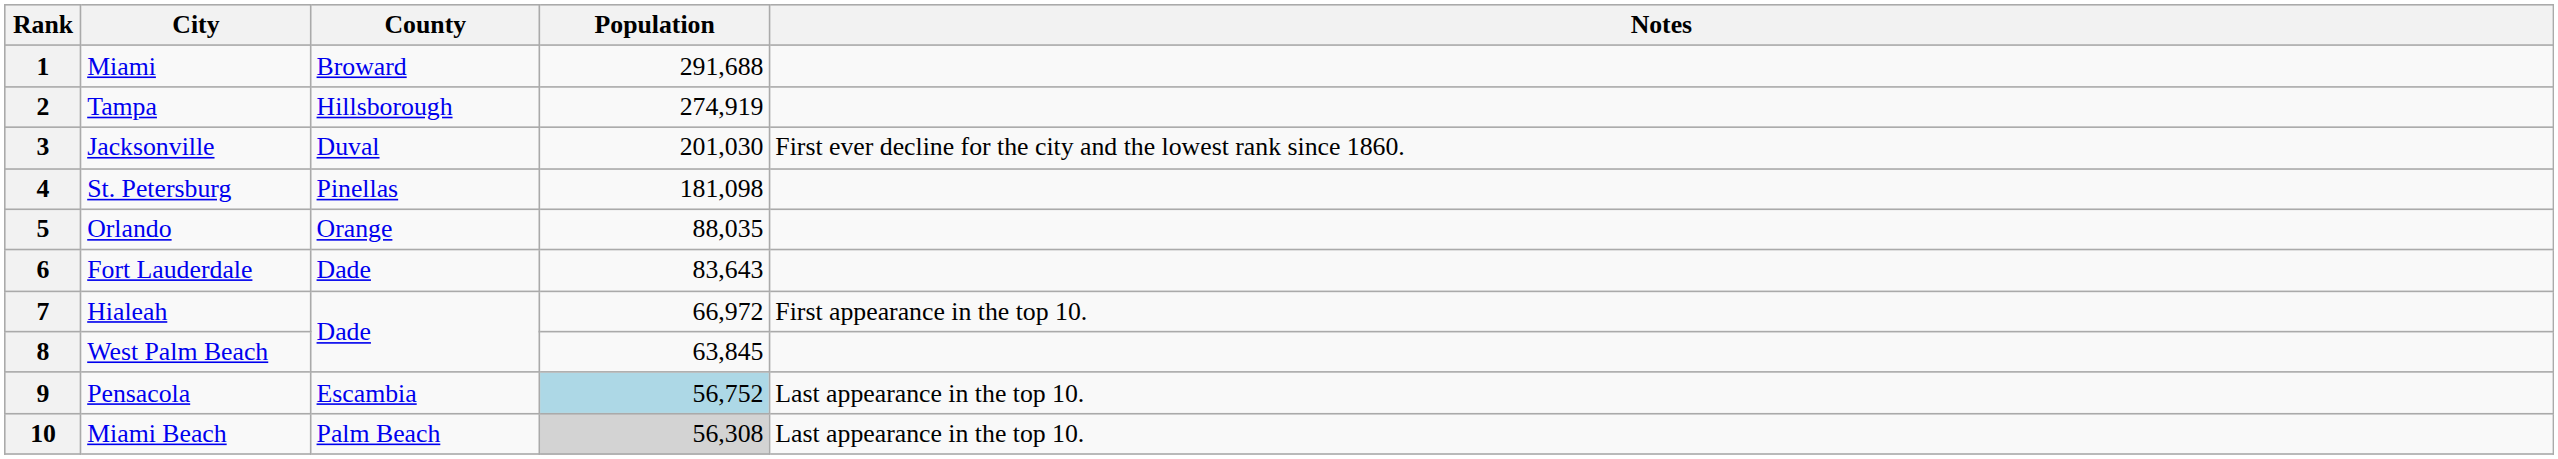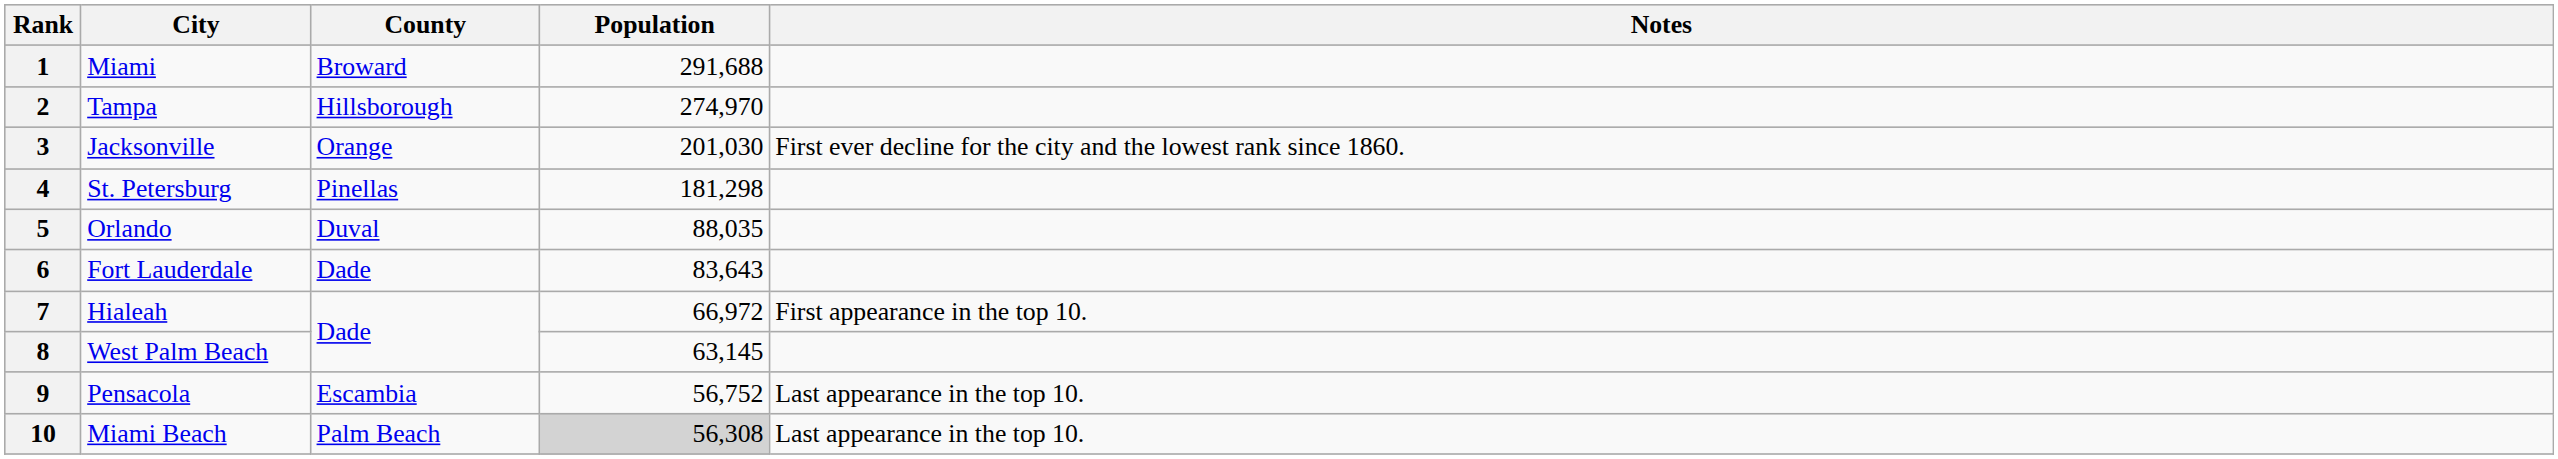(722, 106) 274,919 -> (722, 106) 274,970
(348, 147) Duval -> (354, 147) Orange
(722, 188) 181,098 -> (722, 188) 181,298
(354, 229) Orange -> (348, 229) Duval
(728, 351) 63,845 -> (728, 351) 63,145
(728, 392) lightblue background -> (728, 392) no background
